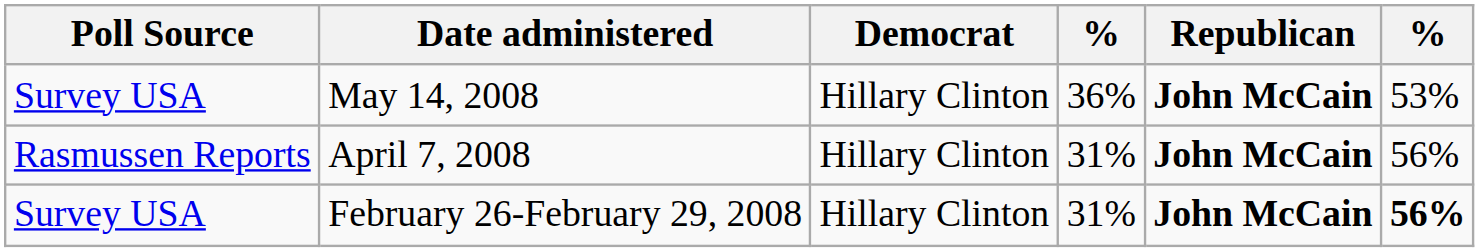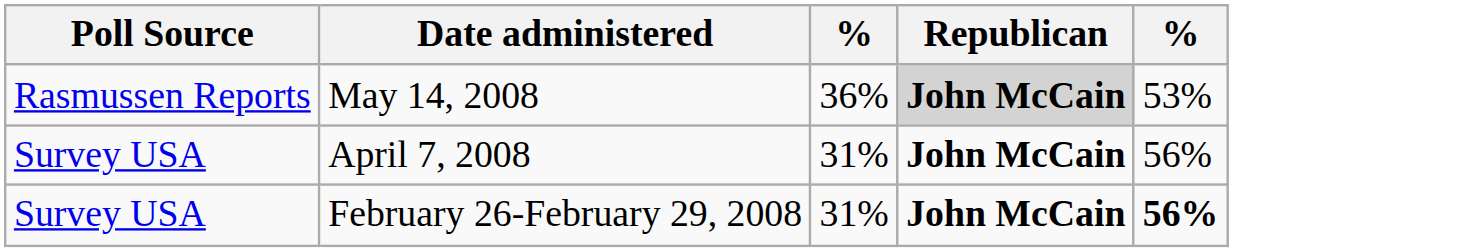- column: (934, 34)
(110, 94) Survey USA -> (162, 94) Rasmussen Reports
(1263, 94) no background -> (1016, 94) lightgrey background
(162, 154) Rasmussen Reports -> (110, 154) Survey USA
